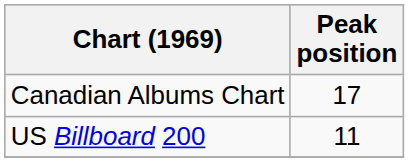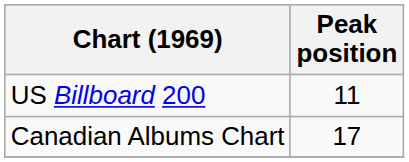rows swapped: (148, 95) <-> (108, 136)
